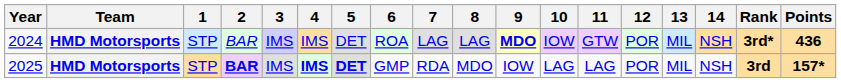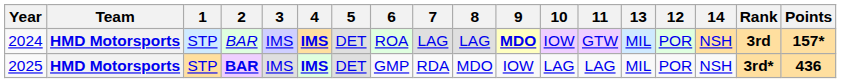columns swapped: (642, 16) <-> (679, 16)
(314, 41) normal -> (314, 41) bold
(759, 41) 3rd* -> (759, 41) 3rd
(809, 41) 436 -> (809, 41) 157*
(351, 65) bold -> (351, 65) normal
(759, 65) 3rd -> (759, 65) 3rd*
(809, 65) 157* -> (809, 65) 436
